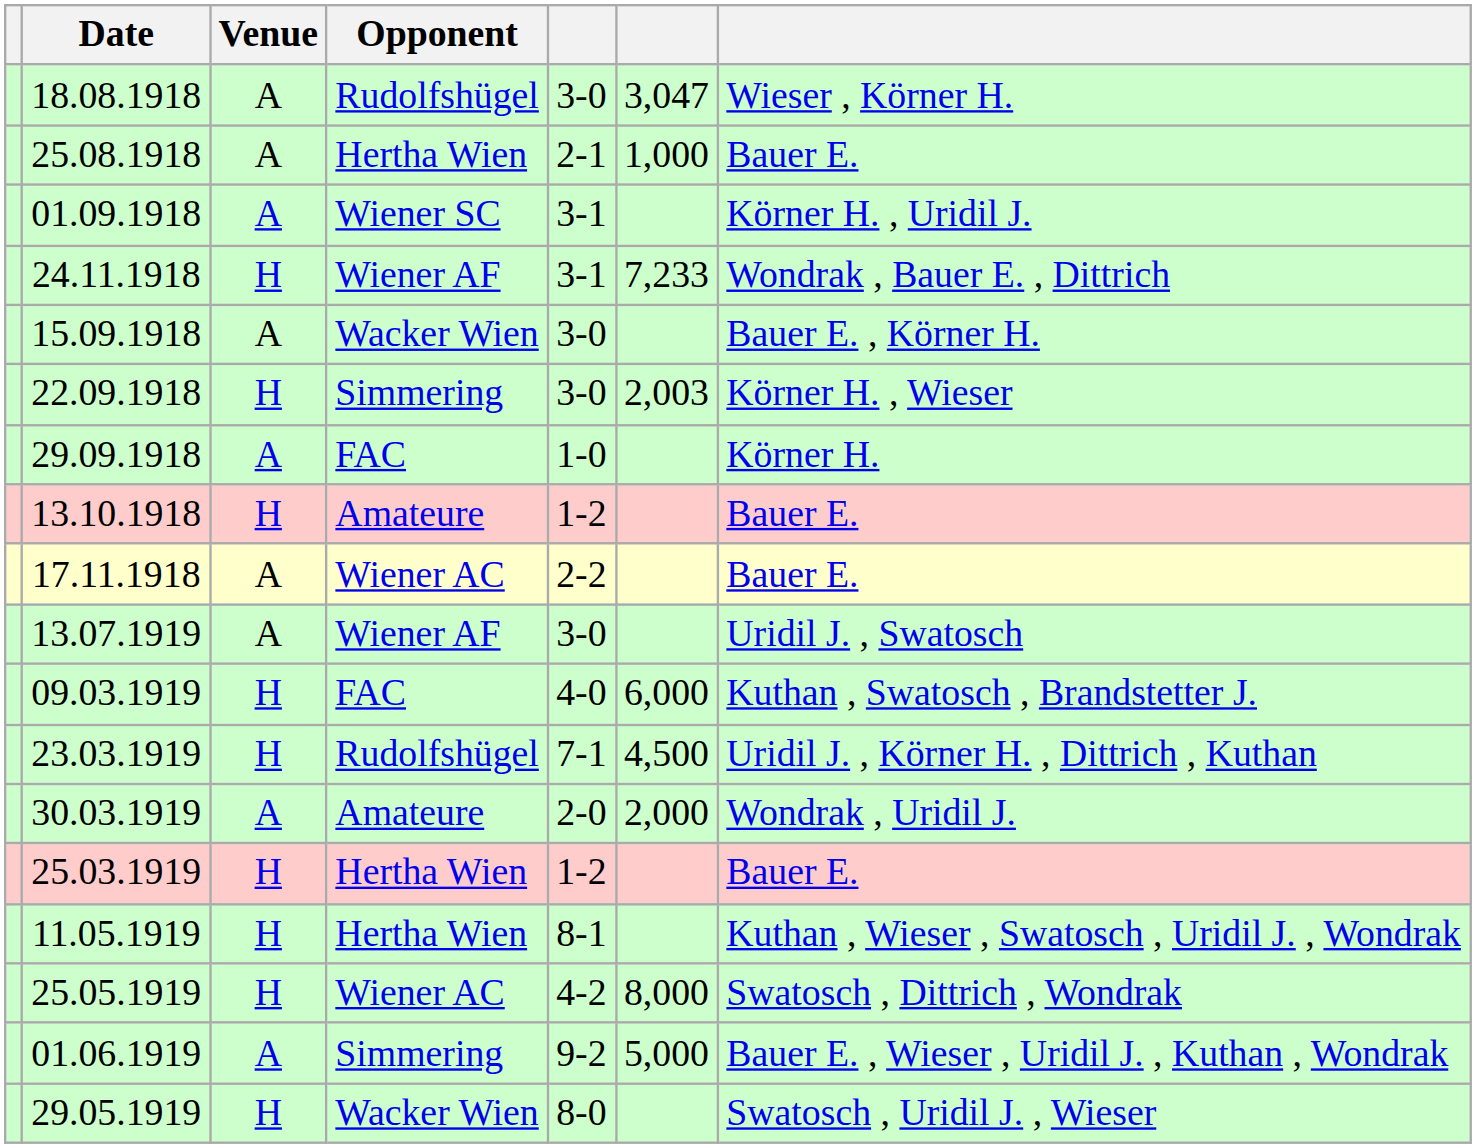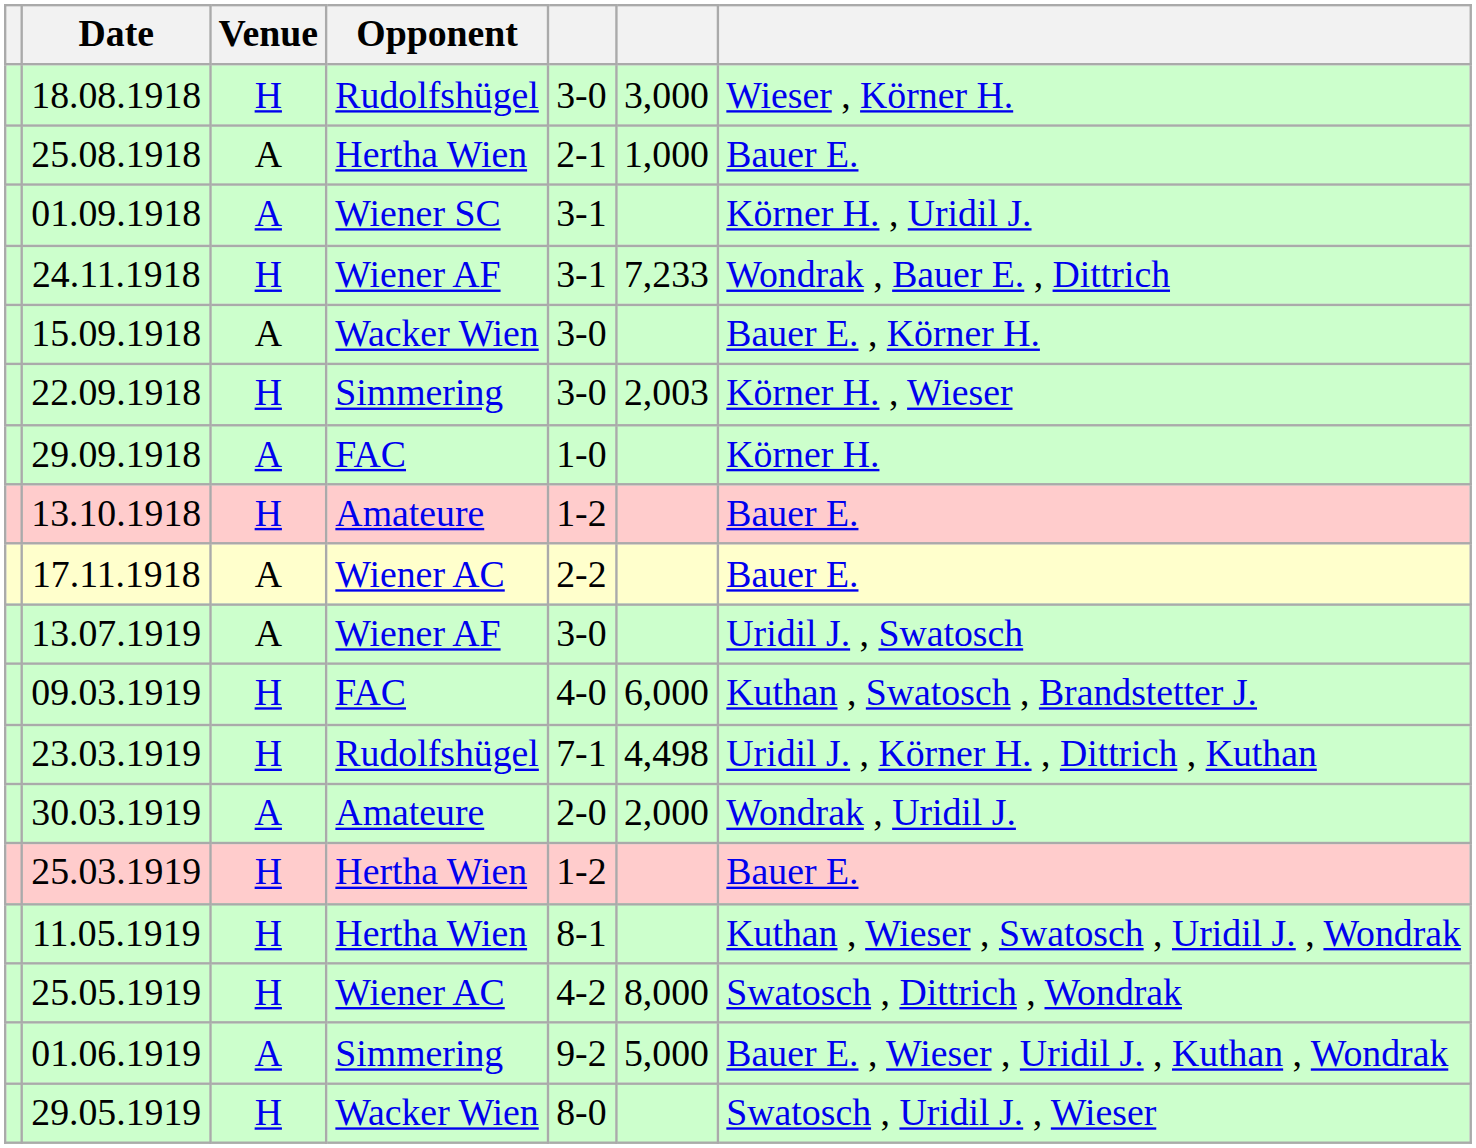(268, 94) A -> (268, 94) H
(666, 94) 3,047 -> (666, 94) 3,000
(666, 753) 4,500 -> (666, 753) 4,498
